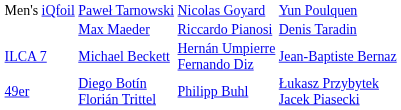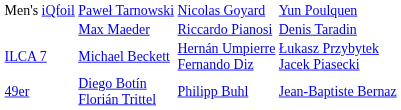(338, 56) Jean-Baptiste Bernaz -> (329, 56) Łukasz Przybytek Jacek Piasecki
(329, 91) Łukasz Przybytek Jacek Piasecki -> (338, 91) Jean-Baptiste Bernaz
